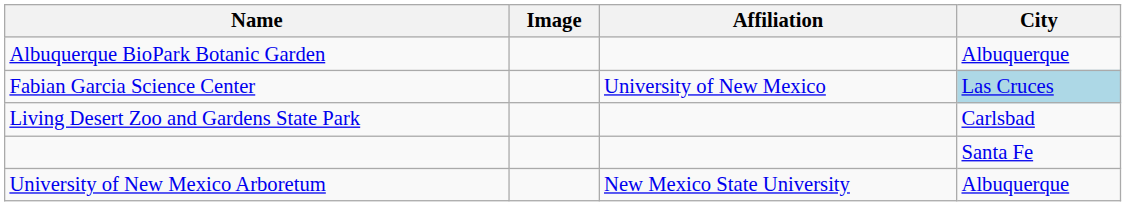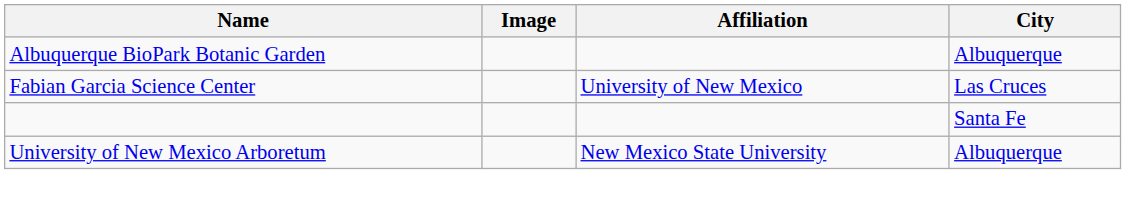(1008, 86) lightblue background -> (1000, 86) no background
- row: (185, 119)
